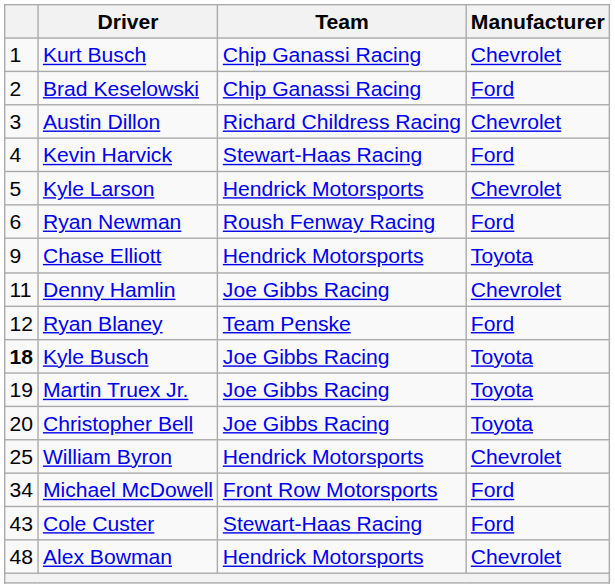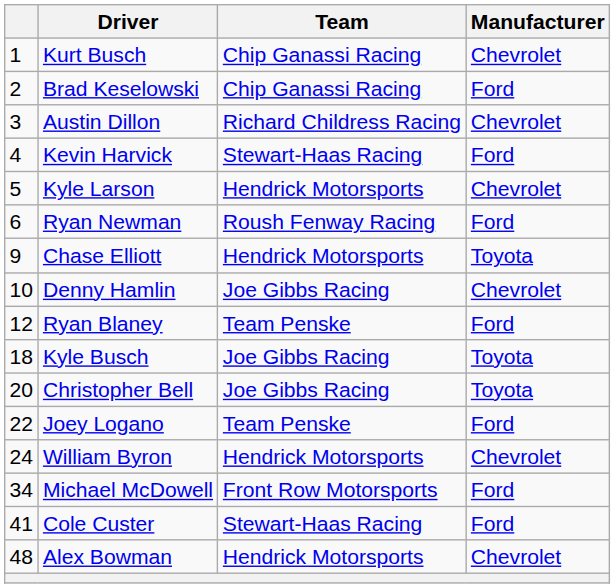(21, 289) 11 -> (21, 289) 10
(21, 356) bold -> (21, 356) normal
- row: (116, 390)
+ row: (103, 423)
(21, 456) 25 -> (21, 456) 24
(21, 523) 43 -> (21, 523) 41
